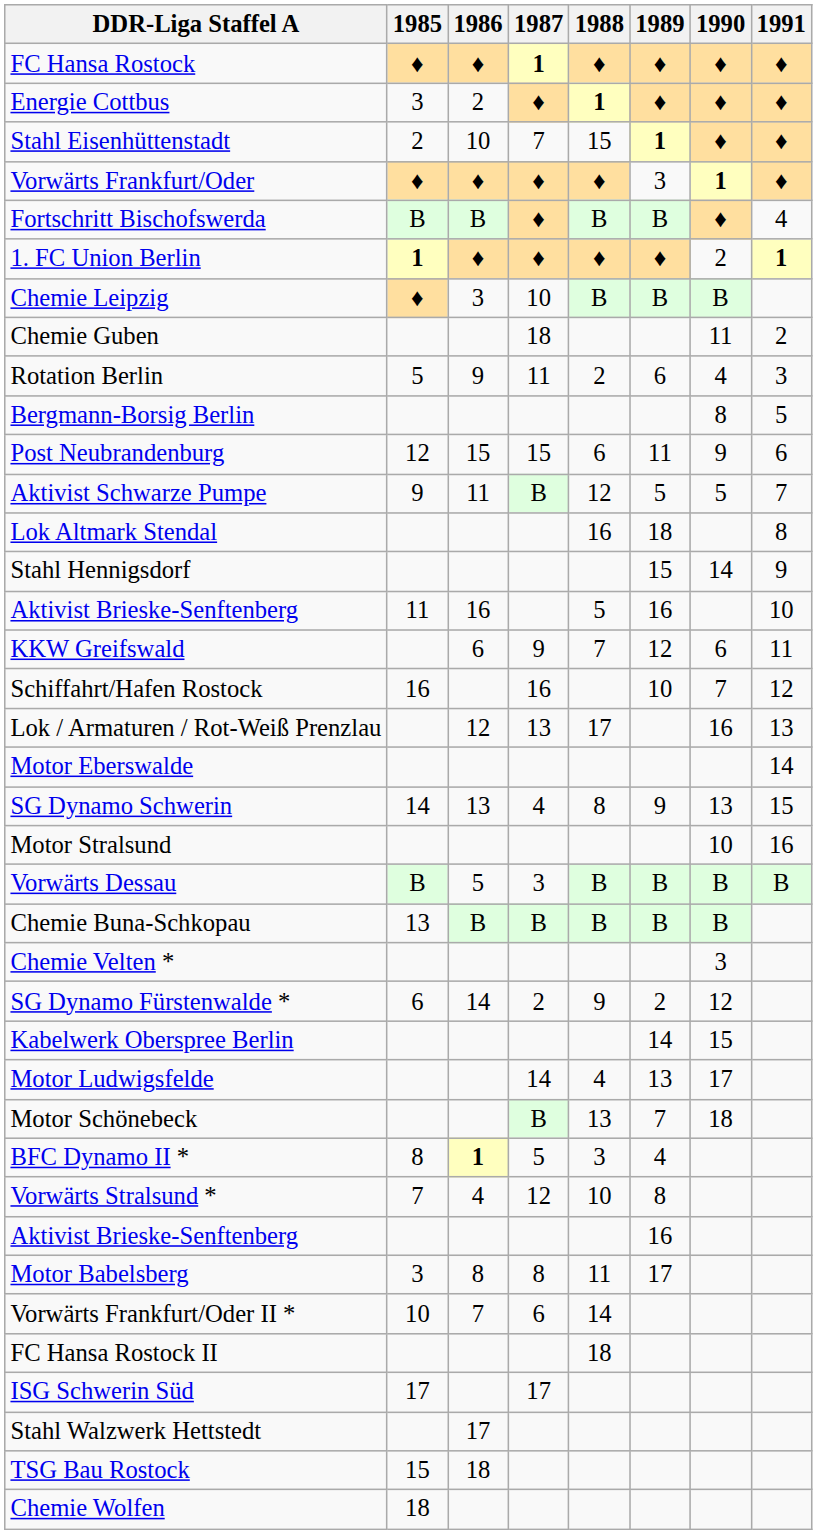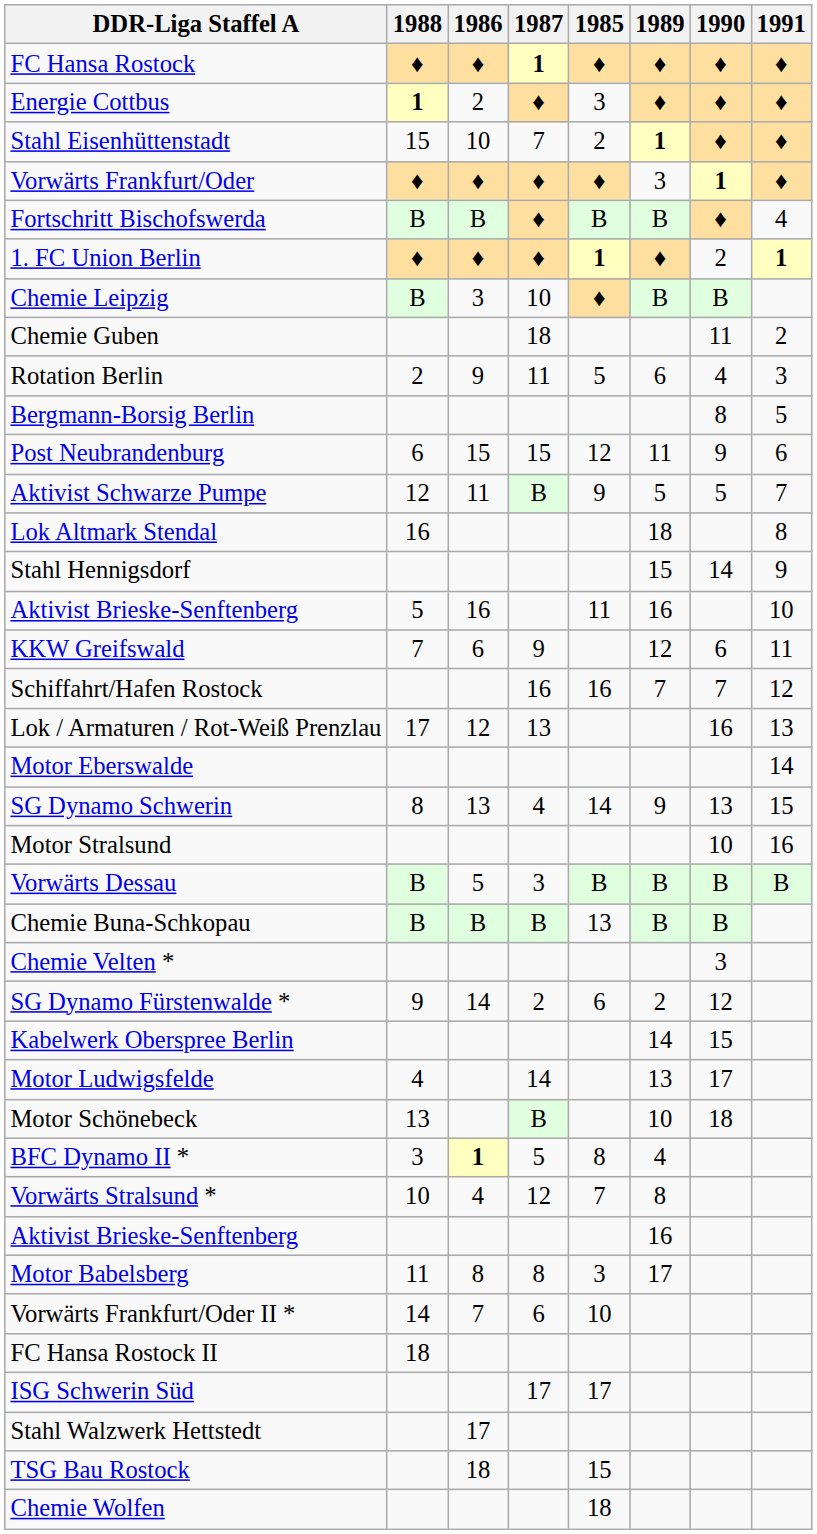columns swapped: (417, 24) <-> (599, 24)
(660, 688) 10 -> (660, 688) 7
(660, 1118) 7 -> (660, 1118) 10
